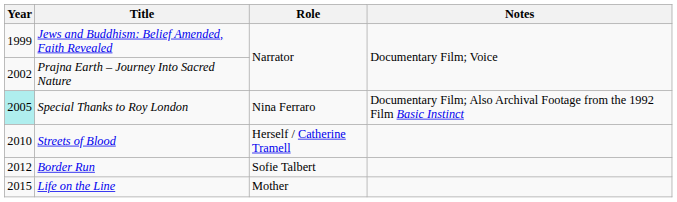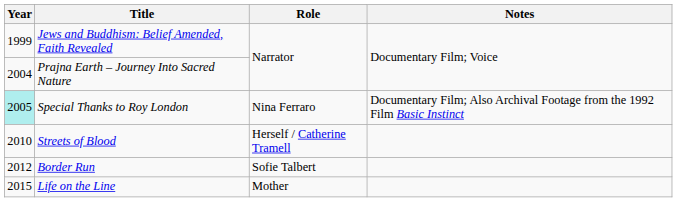(20, 74) 2002 -> (20, 74) 2004
